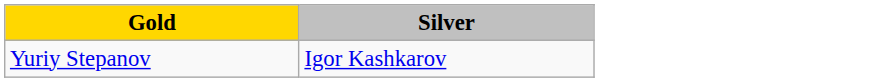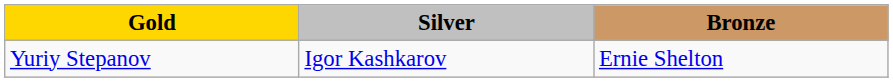+ column: (741, 22)
